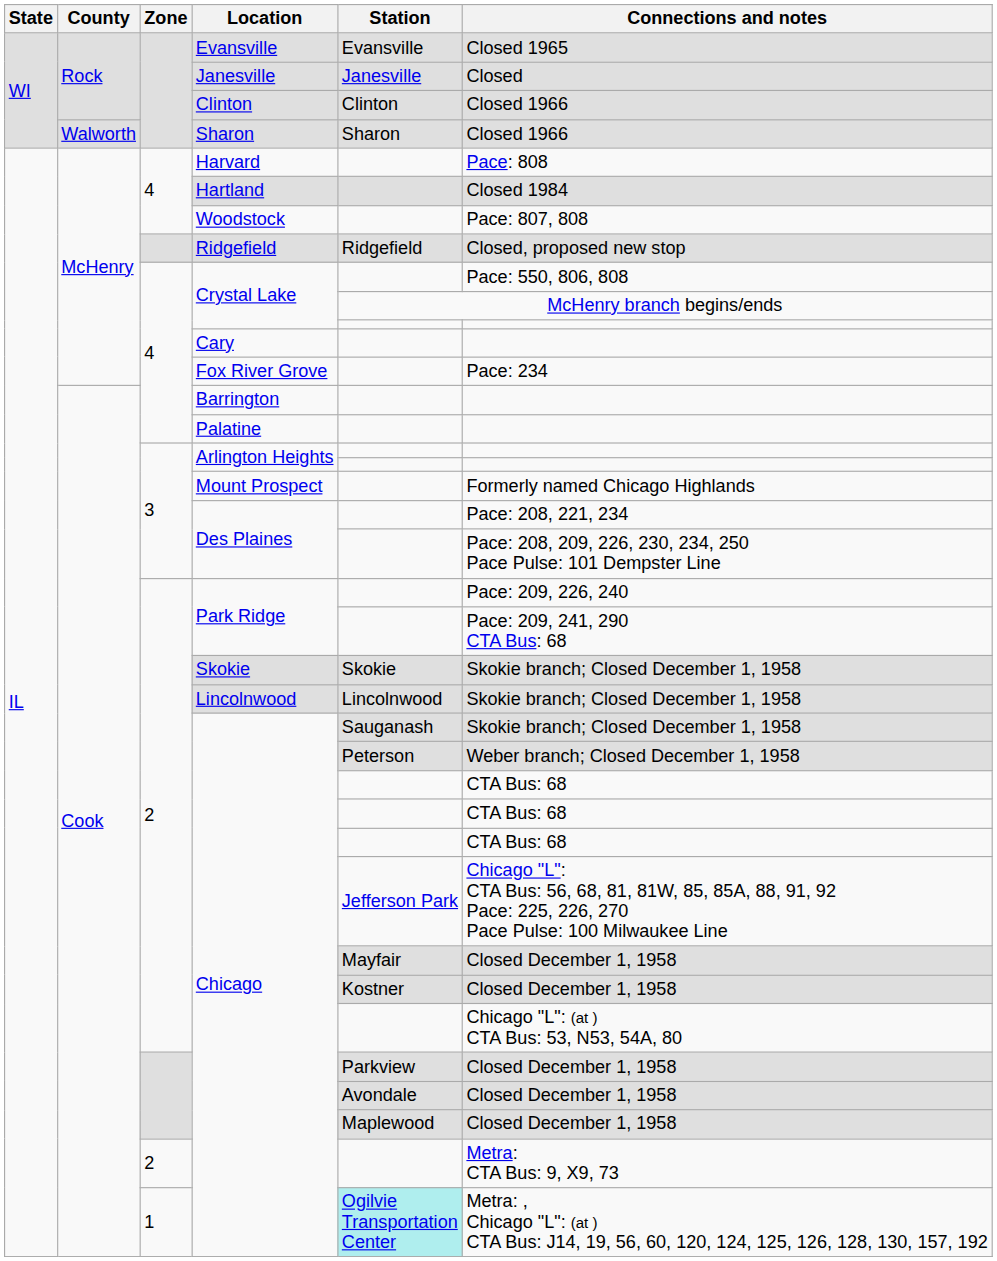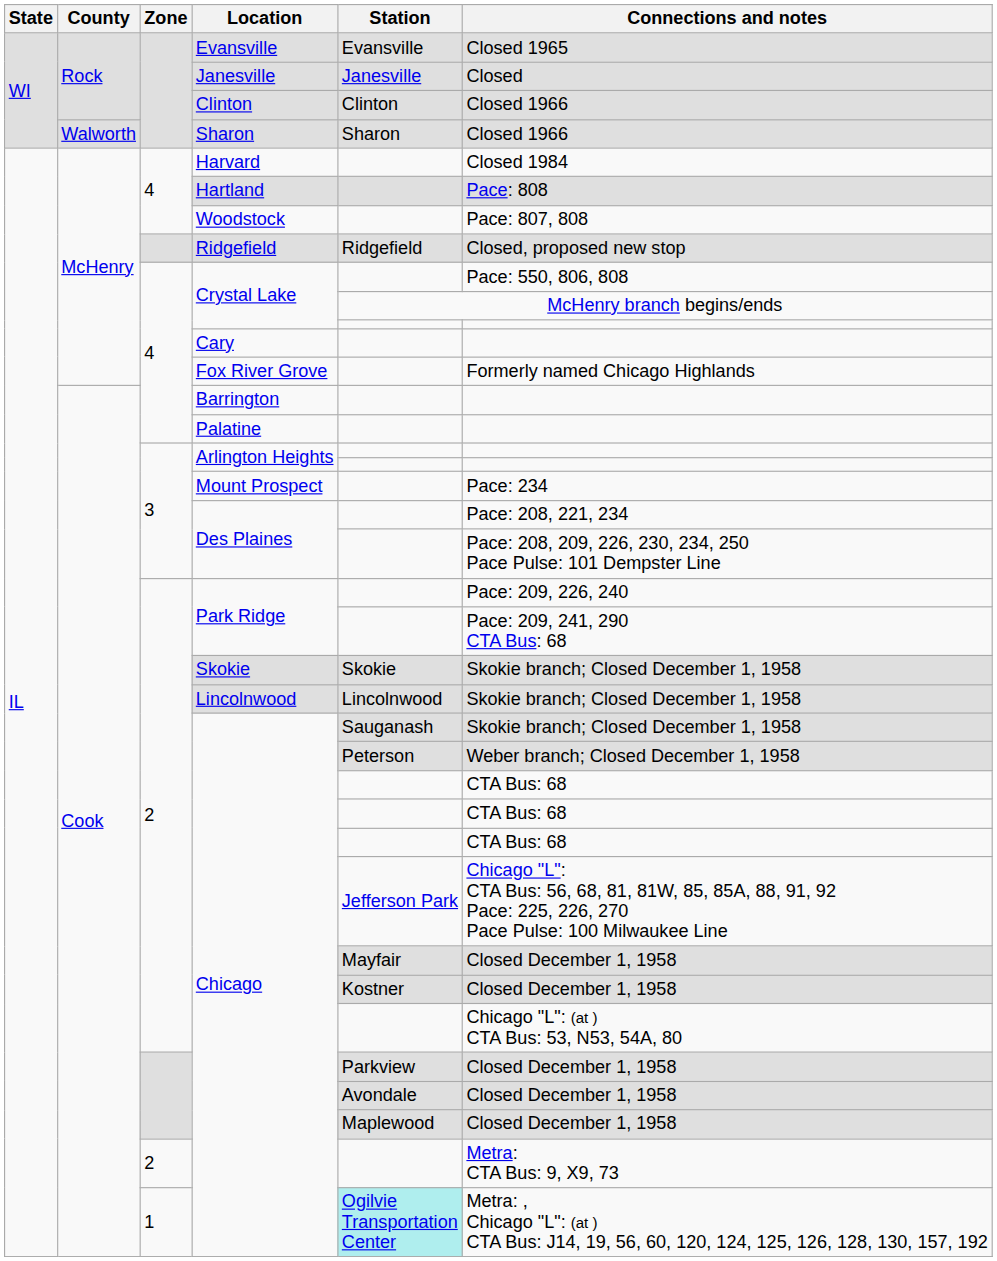(507, 162) Pace: 808 -> (517, 162) Closed 1984
(517, 190) Closed 1984 -> (507, 190) Pace: 808
(507, 371) Pace: 234 -> (611, 371) Formerly named Chicago Highlands
(611, 485) Formerly named Chicago Highlands -> (507, 485) Pace: 234
